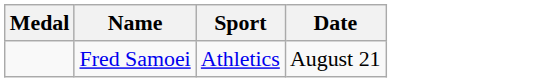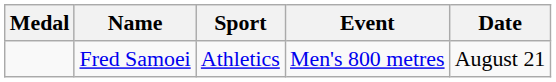+ column: (367, 22)
